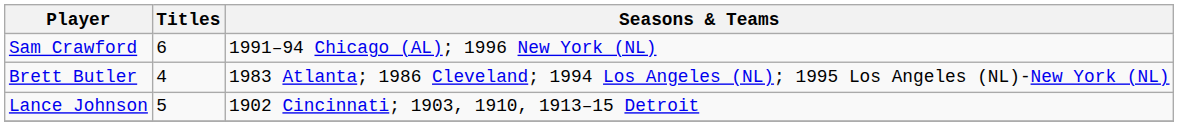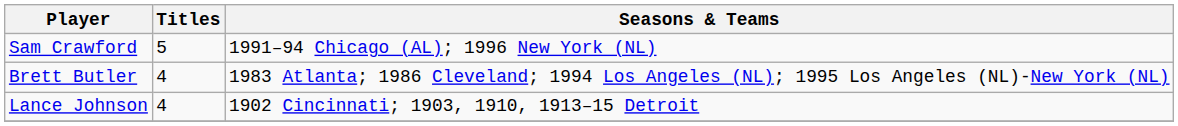(162, 48) 6 -> (162, 48) 5
(162, 106) 5 -> (162, 106) 4
